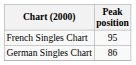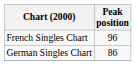(113, 38) 95 -> (113, 38) 96
